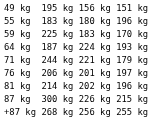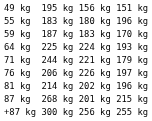(57, 34) 225 kg -> (57, 34) 187 kg
(57, 47) 187 kg -> (57, 47) 225 kg
(95, 73) 201 kg -> (95, 73) 226 kg
(57, 99) 300 kg -> (57, 99) 268 kg
(95, 99) 226 kg -> (95, 99) 201 kg
(57, 112) 268 kg -> (57, 112) 300 kg
